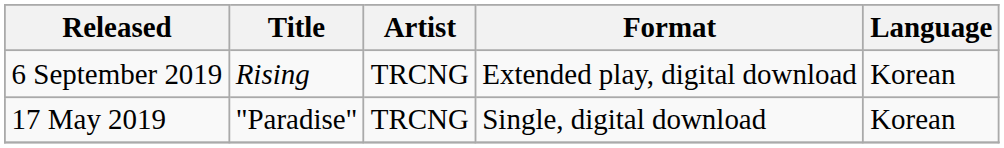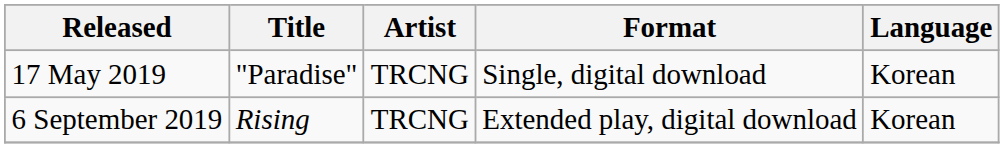rows swapped: (89, 119) <-> (117, 73)
